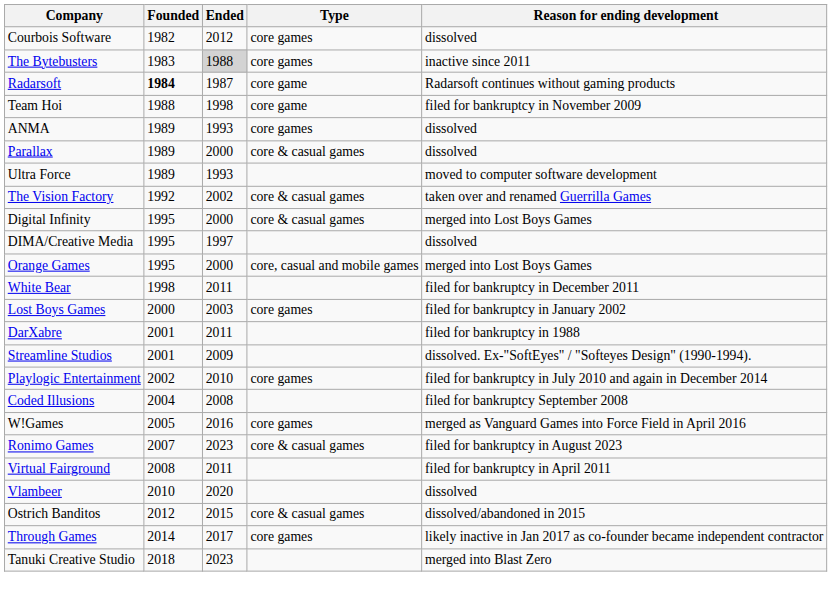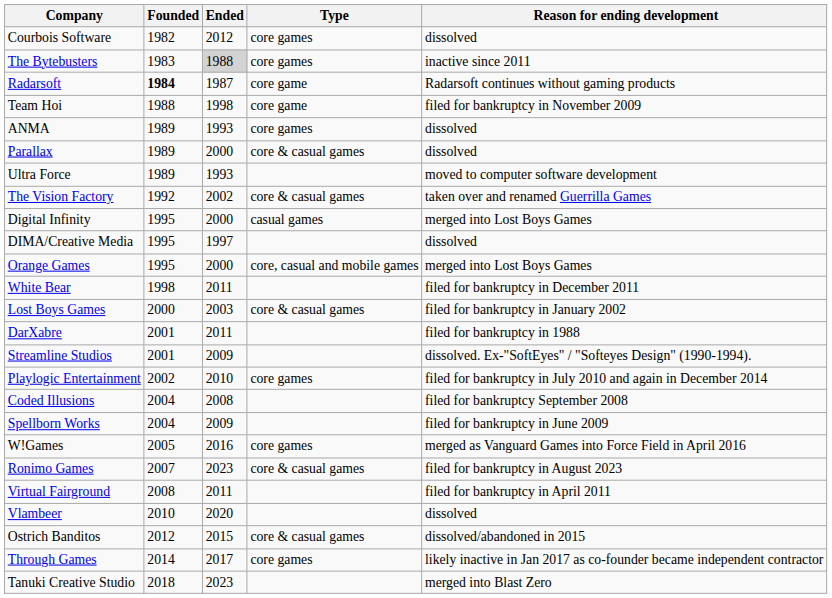(307, 219) core & casual games -> (287, 219) casual games
(281, 310) core games -> (307, 310) core & casual games
+ row: (54, 423)
